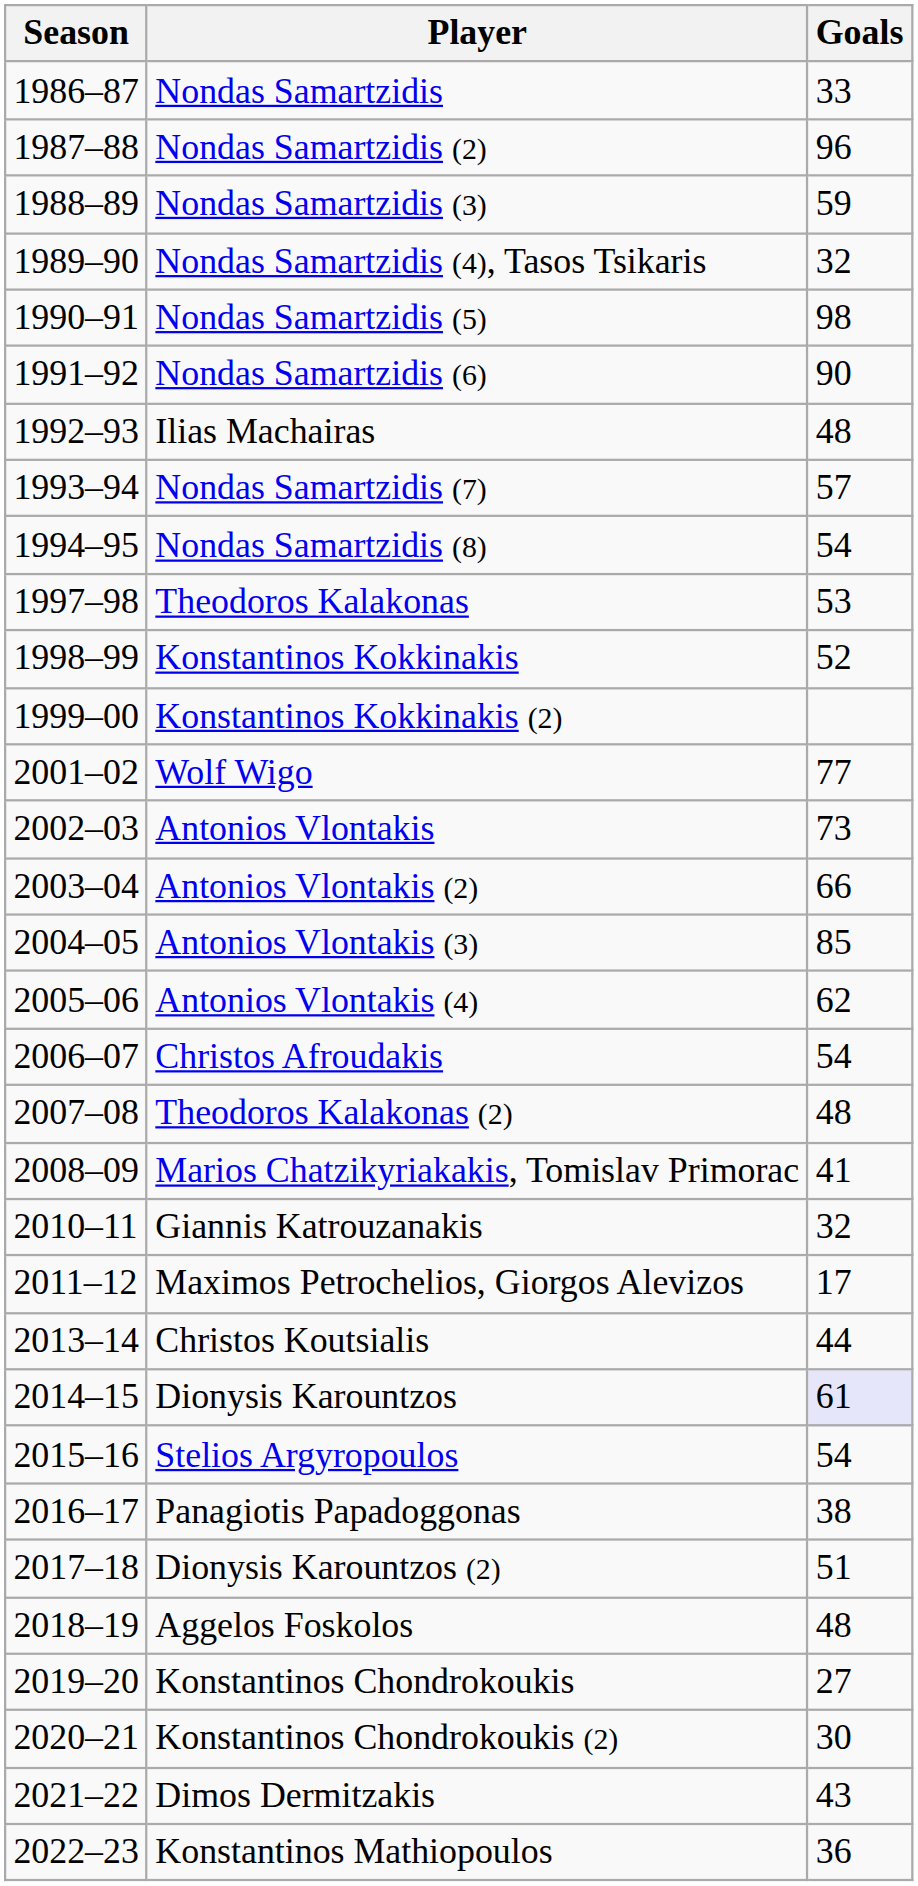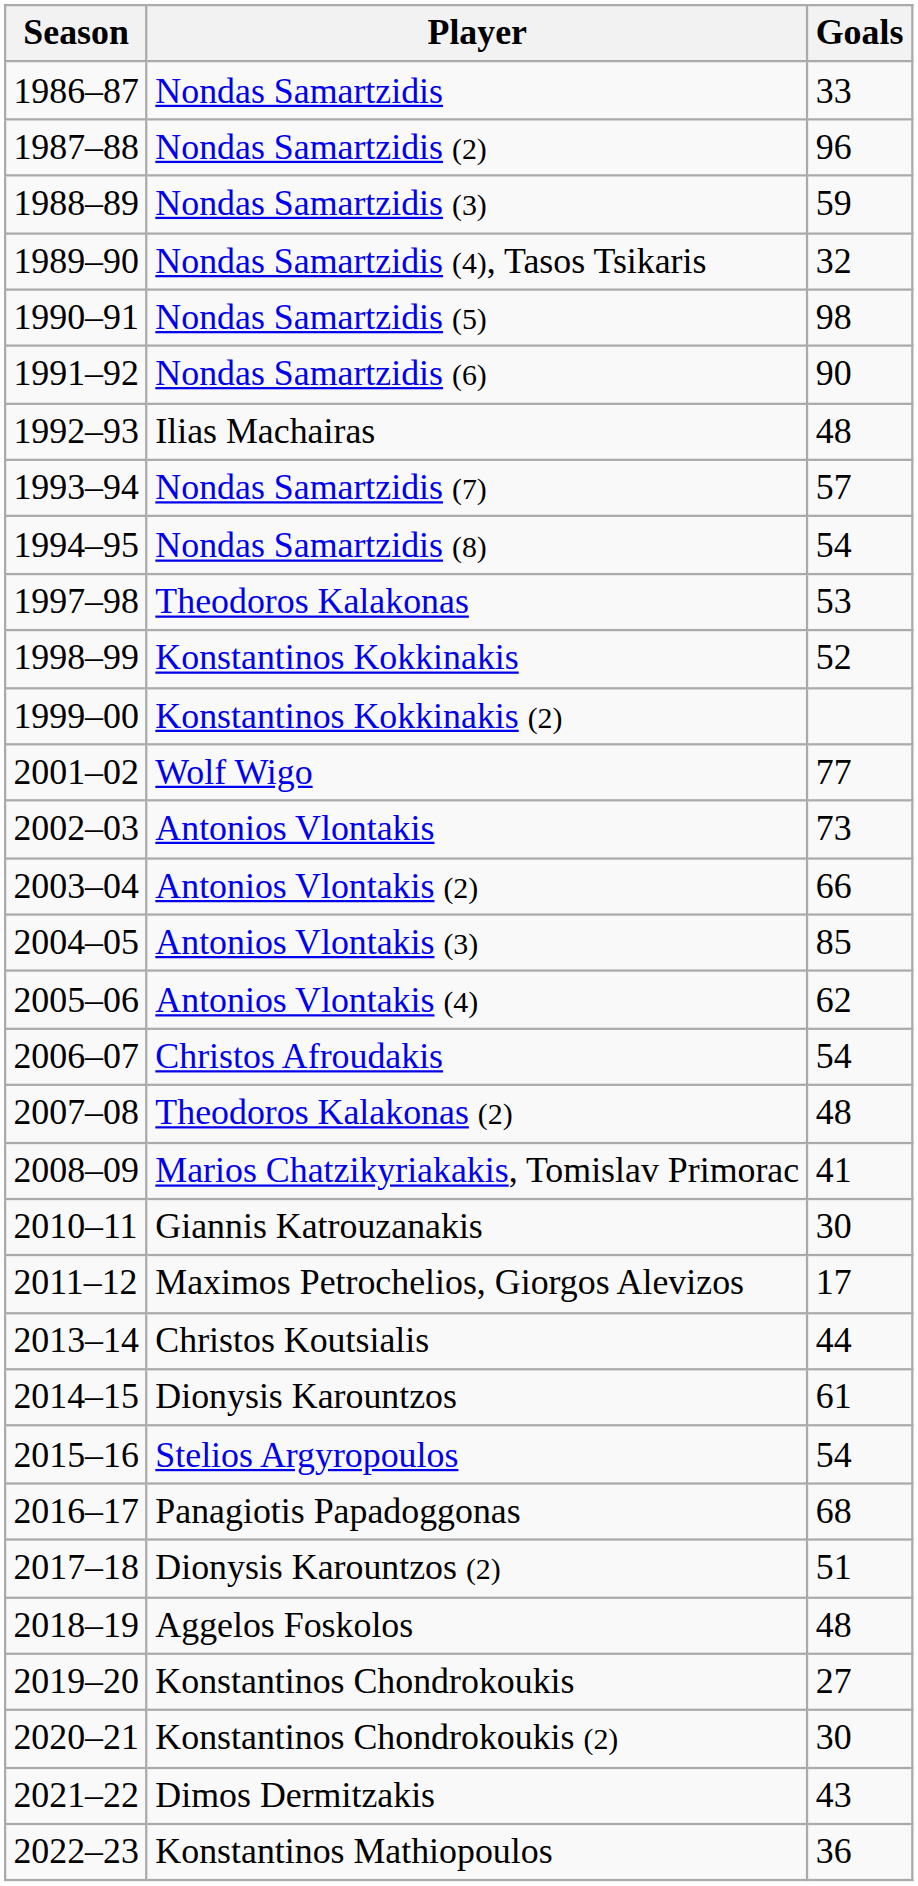(834, 1226) 32 -> (834, 1226) 30
(834, 1397) lavender background -> (834, 1397) no background
(834, 1510) 38 -> (834, 1510) 68
